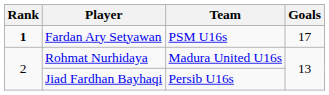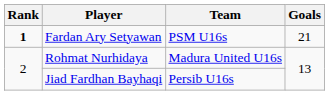(305, 36) 17 -> (305, 36) 21
